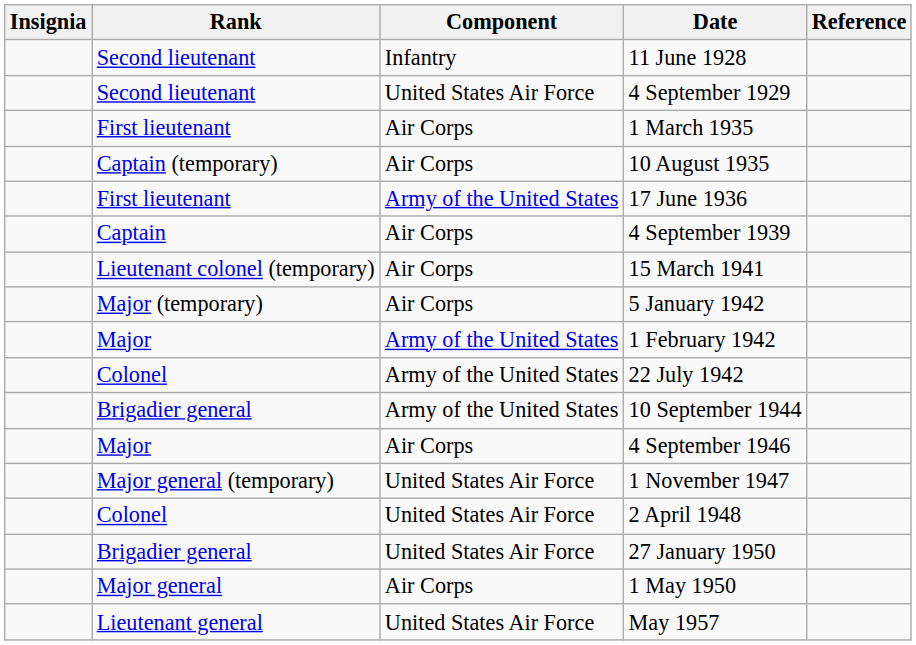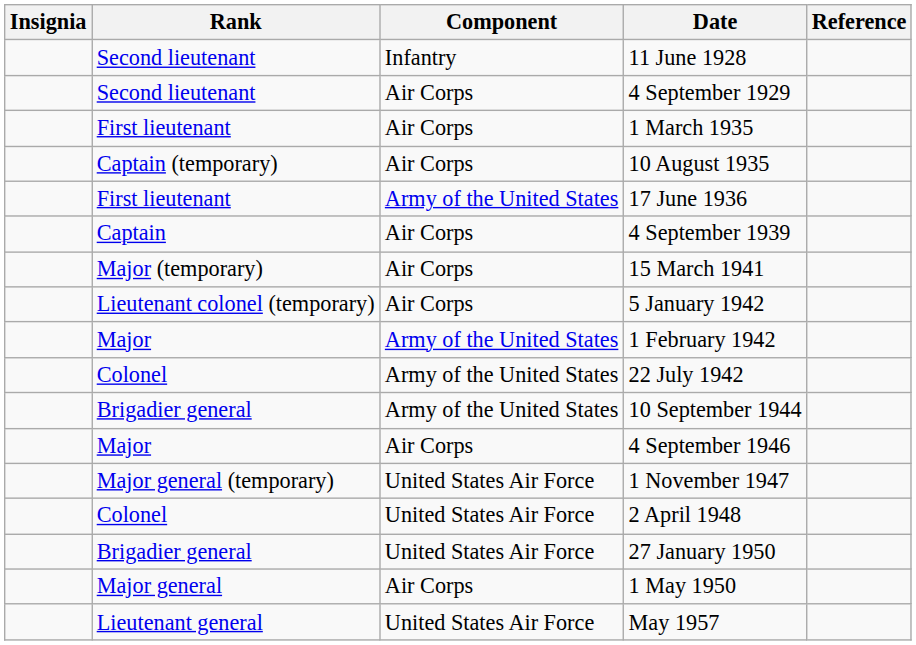(490, 92) United States Air Force -> (429, 92) Air Corps
(236, 269) Lieutenant colonel (temporary) -> (180, 269) Major (temporary)
(180, 304) Major (temporary) -> (236, 304) Lieutenant colonel (temporary)
